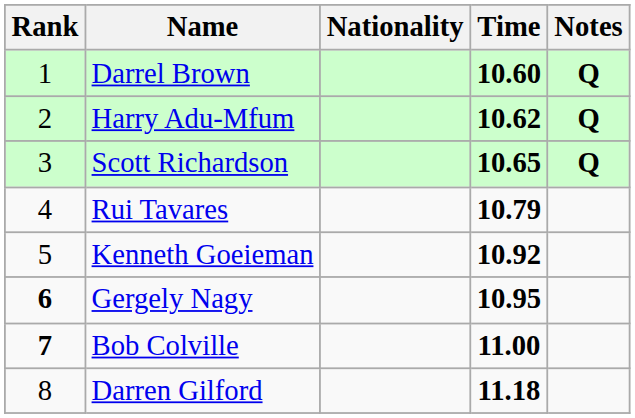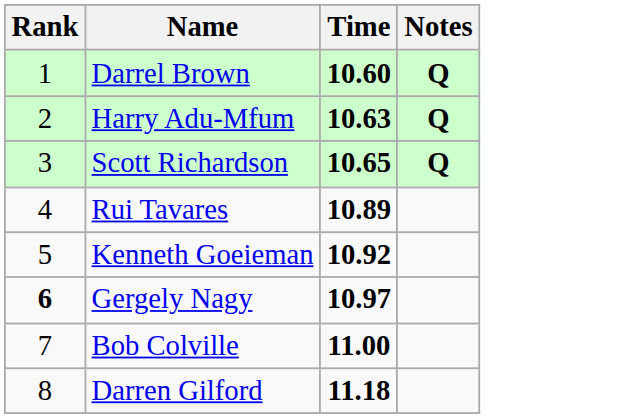- column: (395, 27)
(509, 118) 10.62 -> (359, 118) 10.63
(509, 208) 10.79 -> (359, 208) 10.89
(509, 299) 10.95 -> (359, 299) 10.97
(45, 345) bold -> (45, 345) normal
